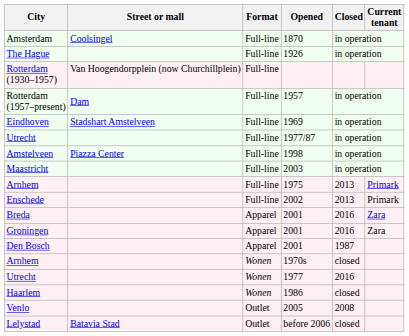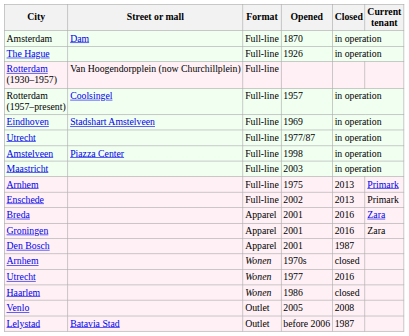(91, 38) Coolsingel -> (80, 38) Dam
(80, 101) Dam -> (91, 96) Coolsingel
(347, 323) closed -> (344, 323) 1987
